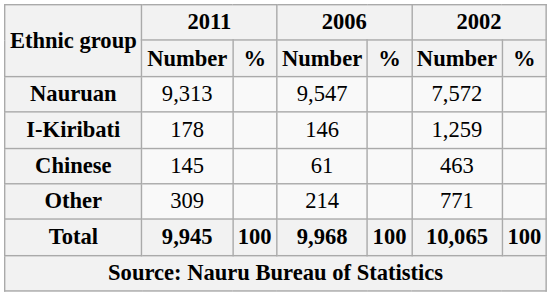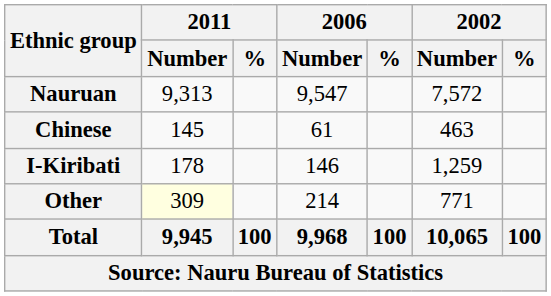rows swapped: (73, 129) <-> (73, 165)
(187, 201) no background -> (187, 201) lightyellow background
